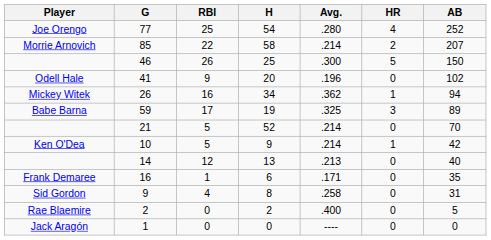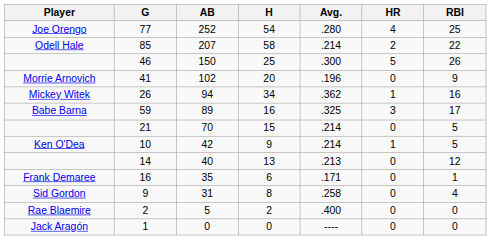columns swapped: (455, 12) <-> (207, 12)
(59, 45) Morrie Arnovich -> (59, 45) Odell Hale
(59, 78) Odell Hale -> (59, 78) Morrie Arnovich
(269, 111) 19 -> (269, 111) 16
(269, 128) 52 -> (269, 128) 15
